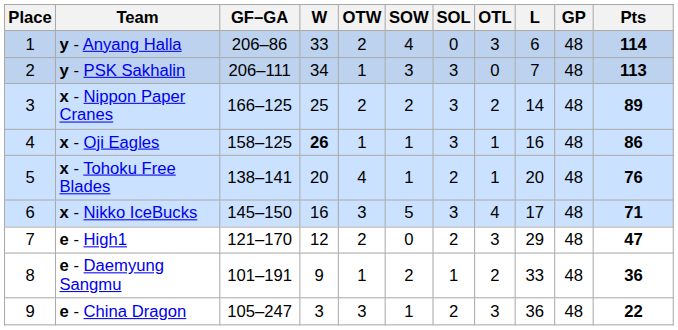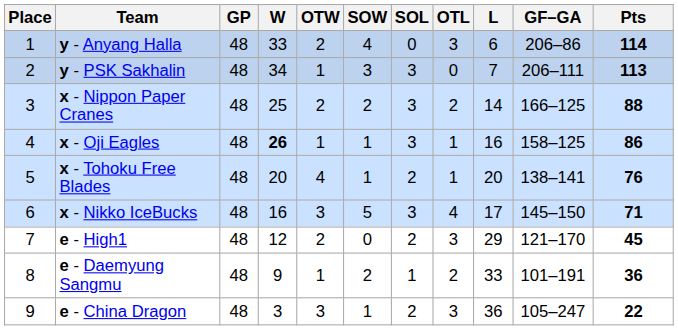columns swapped: (574, 17) <-> (260, 17)
(633, 106) 89 -> (633, 106) 88
(633, 239) 47 -> (633, 239) 45
